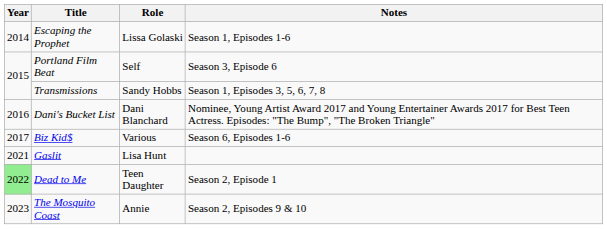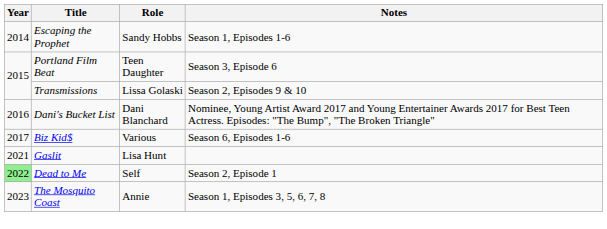(153, 36) Lissa Golaski -> (152, 36) Sandy Hobbs
(131, 66) Self -> (143, 66) Teen Daughter
(152, 90) Sandy Hobbs -> (153, 90) Lissa Golaski
(257, 90) Season 1, Episodes 3, 5, 6, 7, 8 -> (247, 90) Season 2, Episodes 9 & 10
(143, 179) Teen Daughter -> (131, 173) Self
(247, 209) Season 2, Episodes 9 & 10 -> (257, 196) Season 1, Episodes 3, 5, 6, 7, 8
